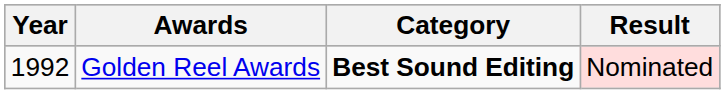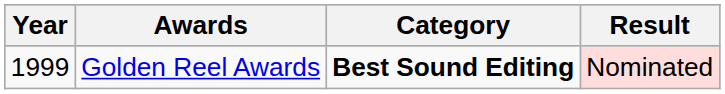(40, 66) 1992 -> (40, 66) 1999
